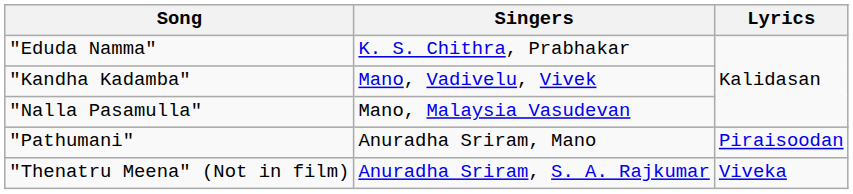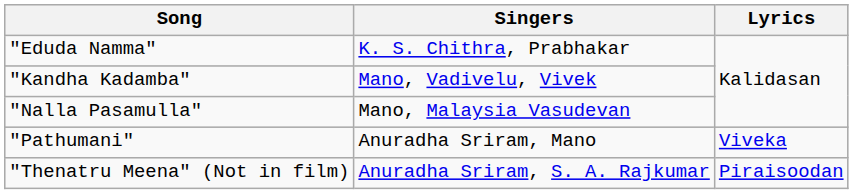(781, 142) Piraisoodan -> (753, 142) Viveka
(753, 173) Viveka -> (781, 173) Piraisoodan
